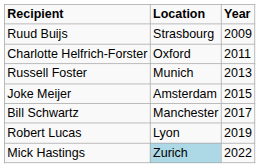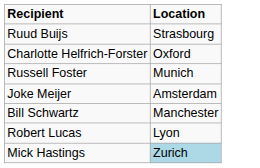- column: (237, 14)
